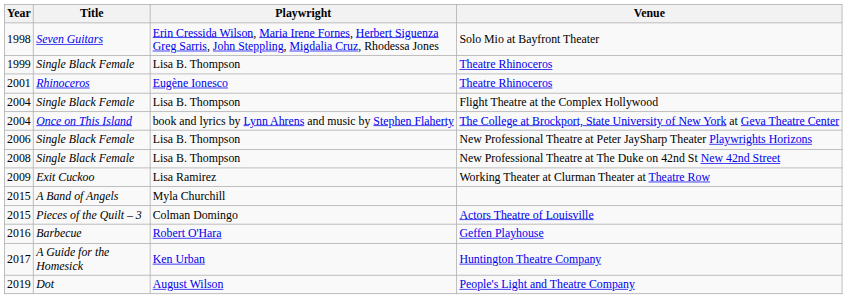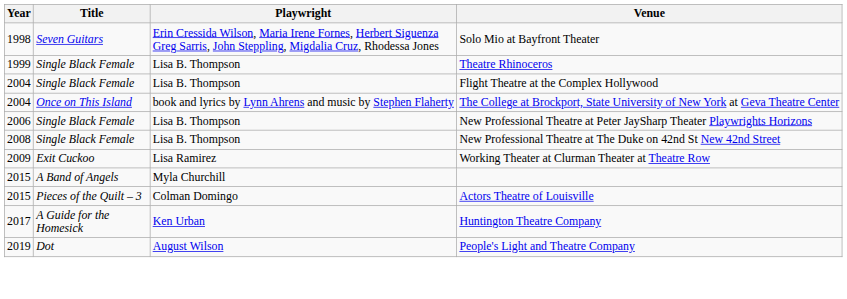- row: (19, 83)
- row: (19, 233)
